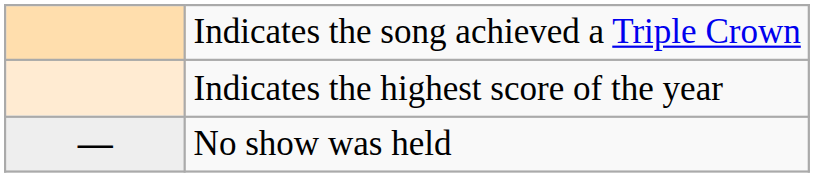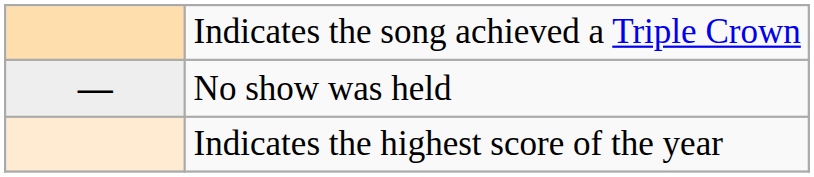rows swapped: (458, 87) <-> (323, 143)
